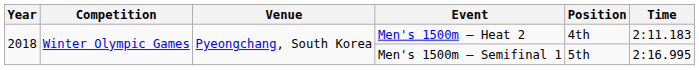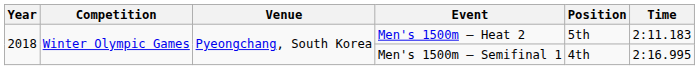(579, 34) 4th -> (579, 34) 5th
(579, 54) 5th -> (579, 54) 4th
